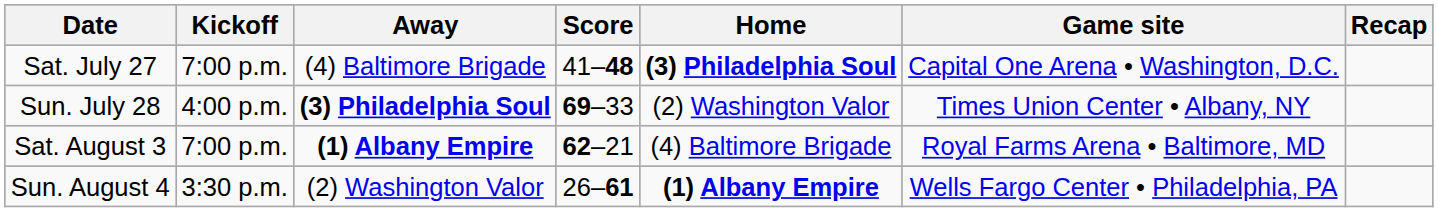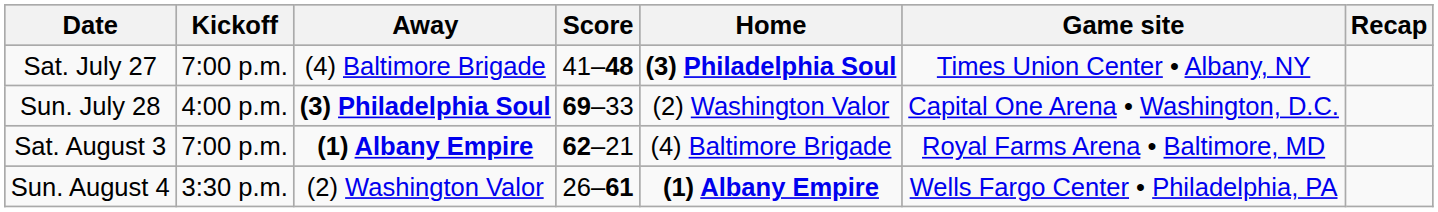(1124, 66) Capital One Arena • Washington, D.C. -> (1124, 66) Times Union Center • Albany, NY
(1124, 106) Times Union Center • Albany, NY -> (1124, 106) Capital One Arena • Washington, D.C.
